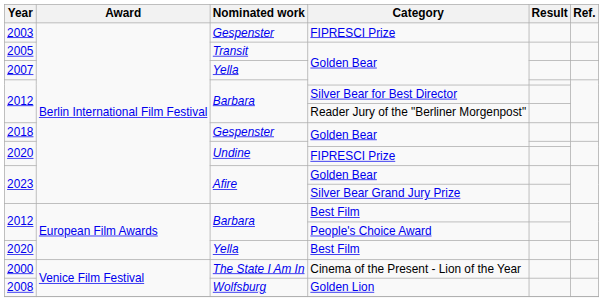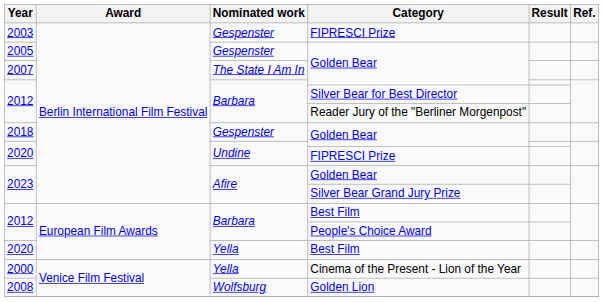(230, 51) Transit -> (243, 51) Gespenster
(226, 70) Yella -> (259, 70) The State I Am In
(259, 268) The State I Am In -> (226, 268) Yella
